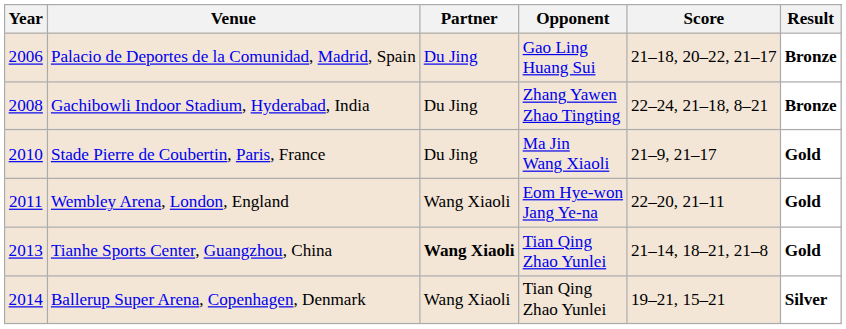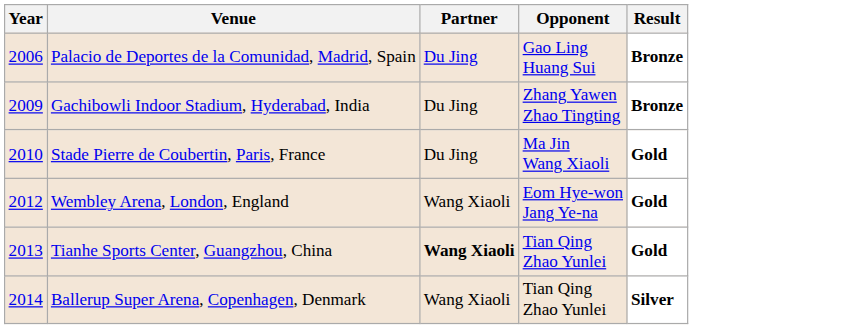- column: (704, 19)
(26, 105) 2008 -> (26, 105) 2009
(26, 202) 2011 -> (26, 202) 2012
